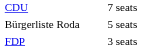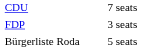rows swapped: (42, 24) <-> (15, 41)
